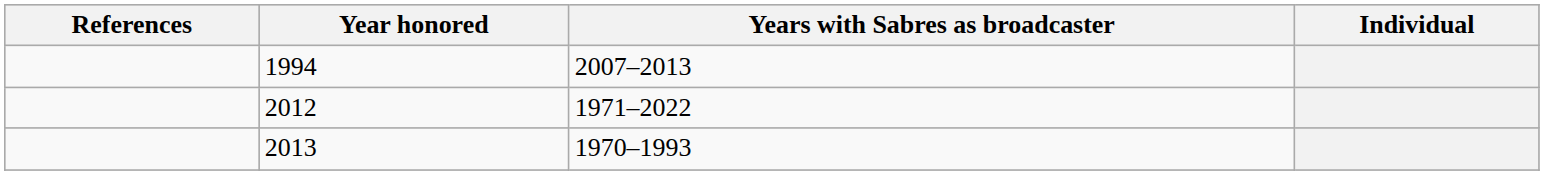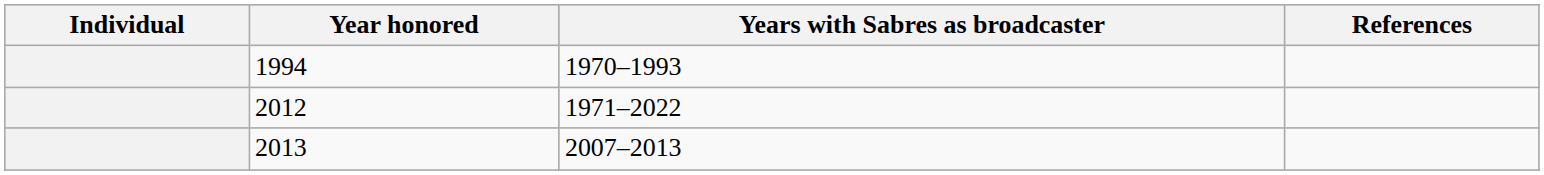columns swapped: (1417, 25) <-> (132, 25)
(633, 66) 2007–2013 -> (623, 66) 1970–1993
(633, 148) 1970–1993 -> (623, 148) 2007–2013
